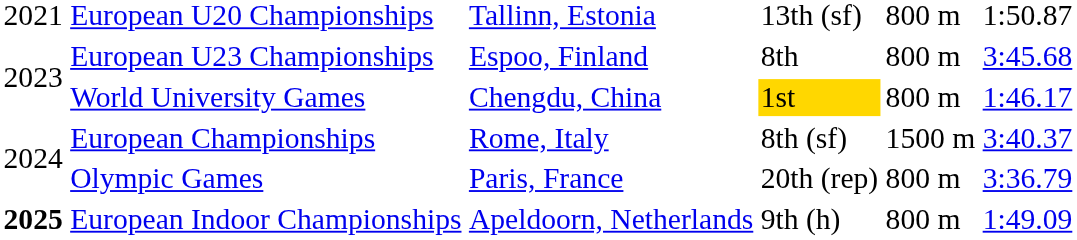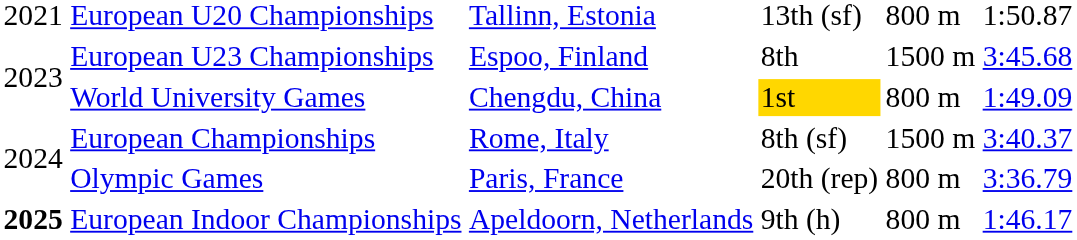(923, 56) 800 m -> (930, 56) 1500 m
(1027, 97) 1:46.17 -> (1027, 97) 1:49.09
(1027, 219) 1:49.09 -> (1027, 219) 1:46.17
